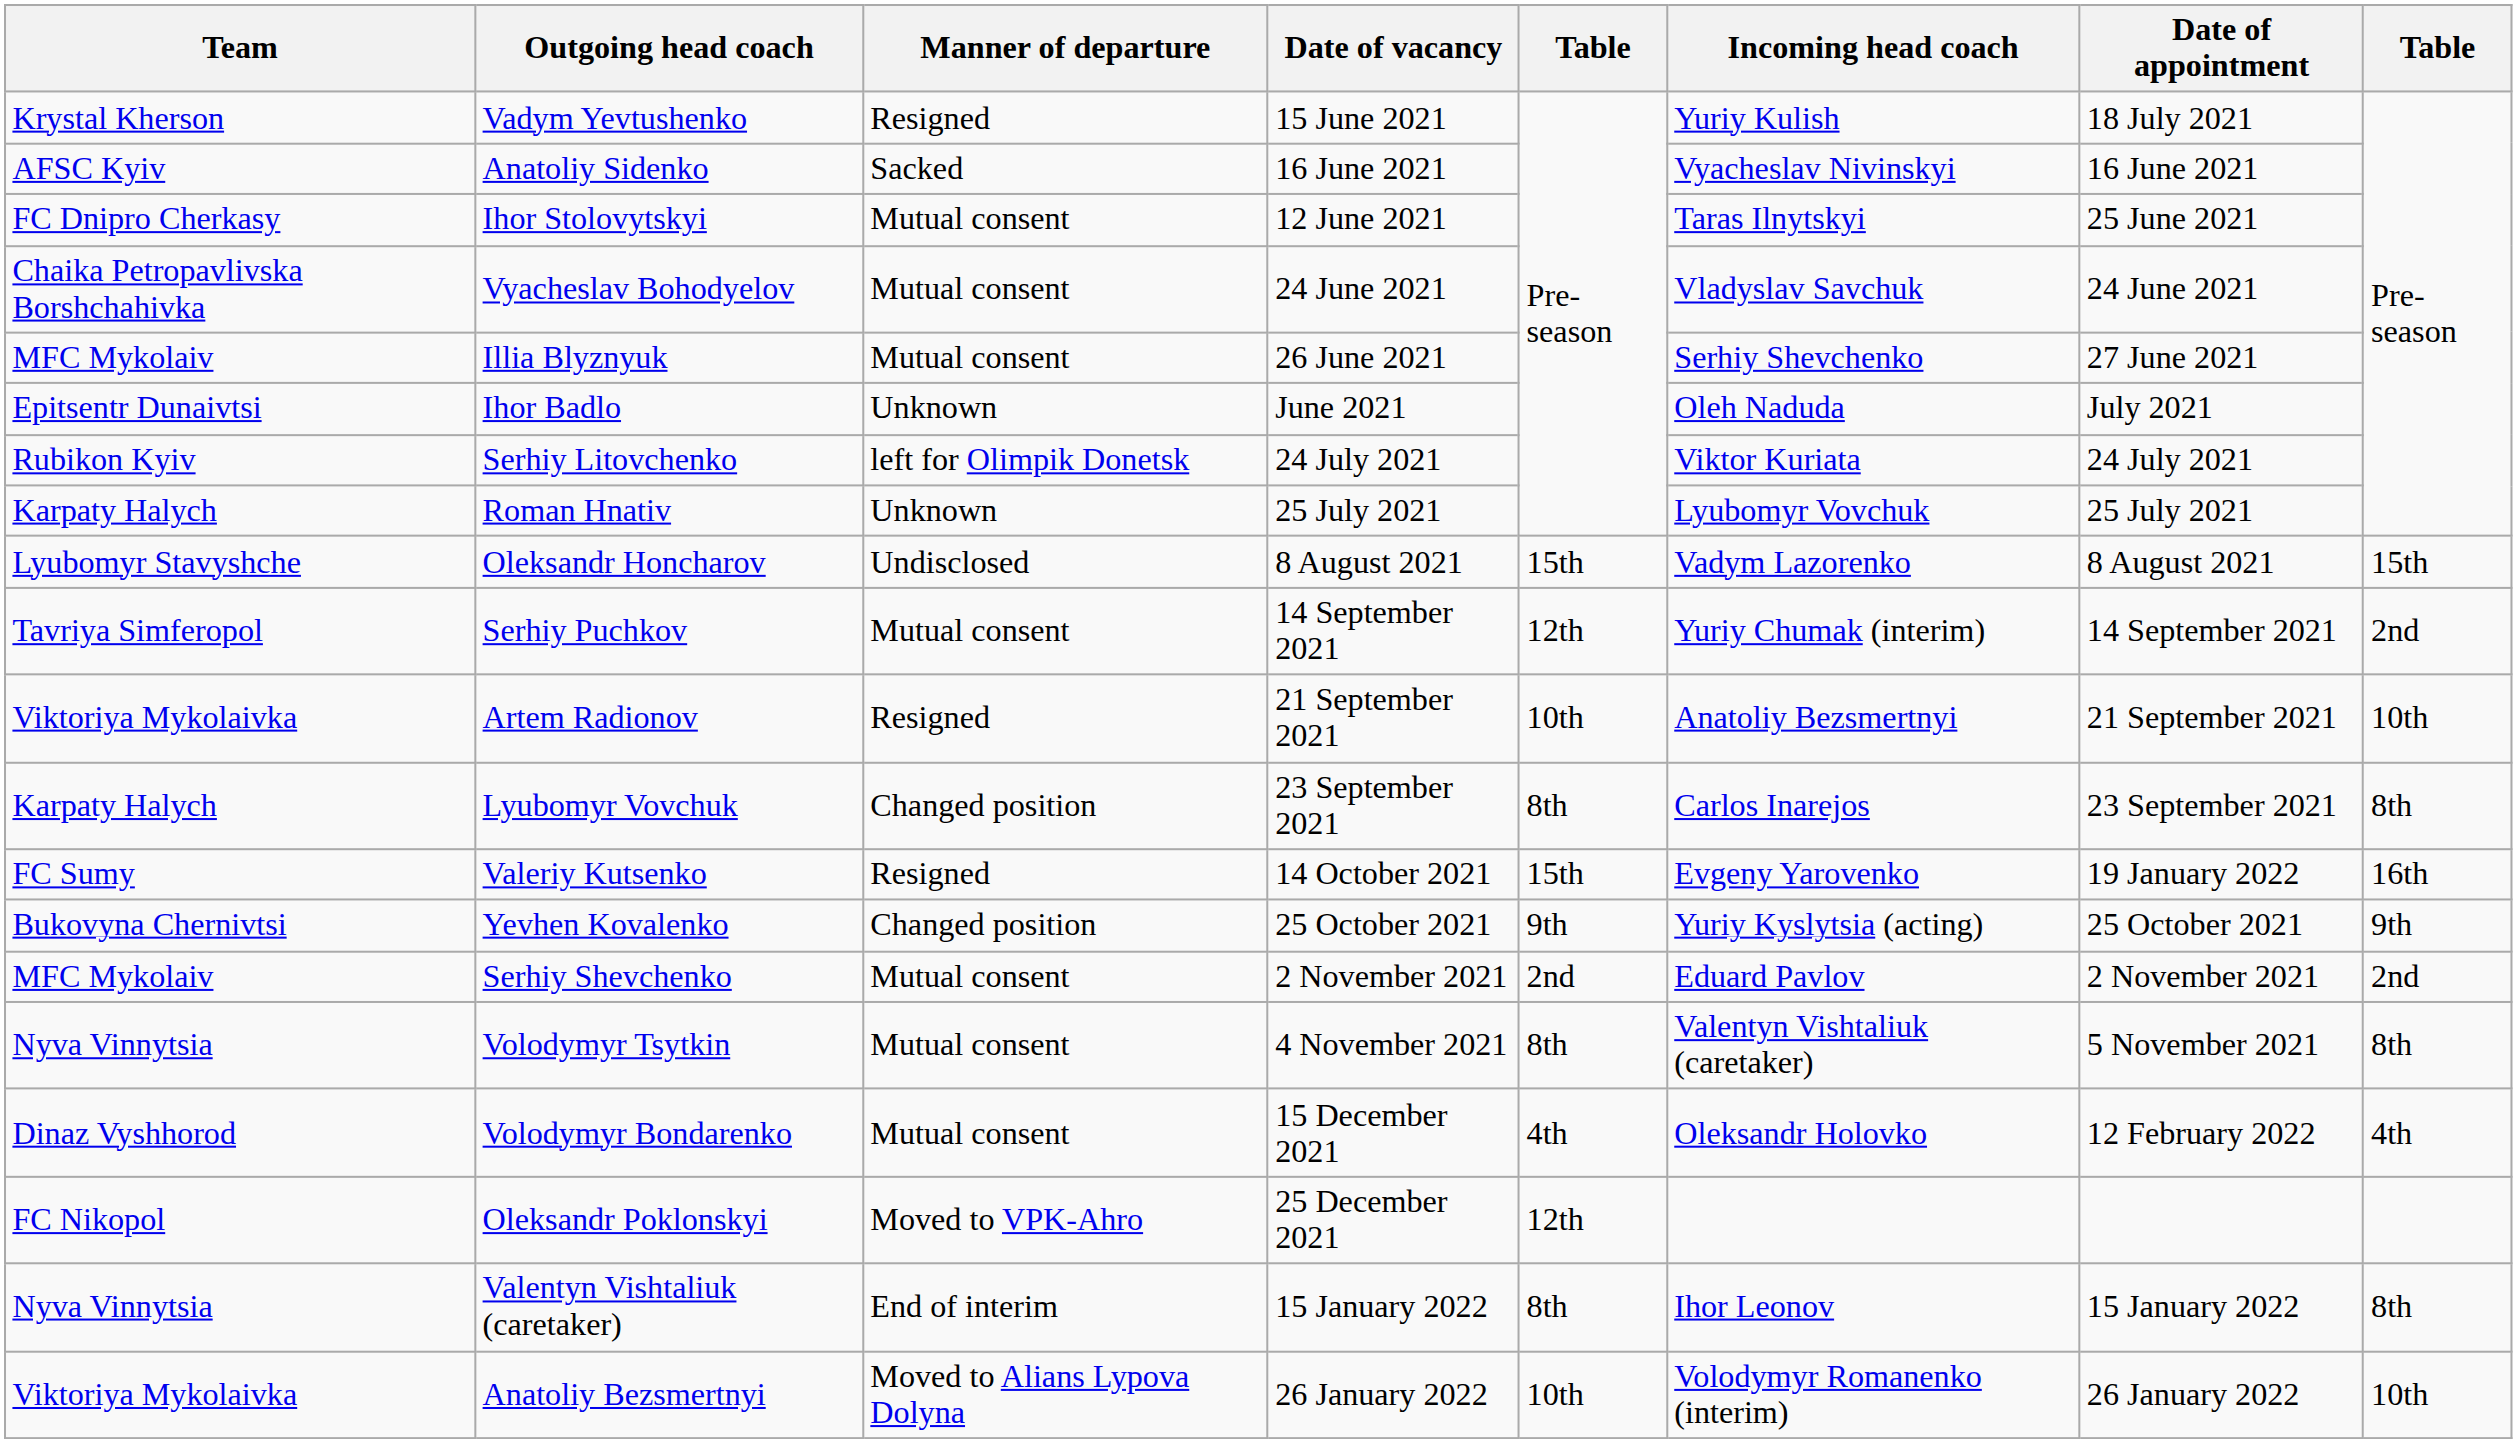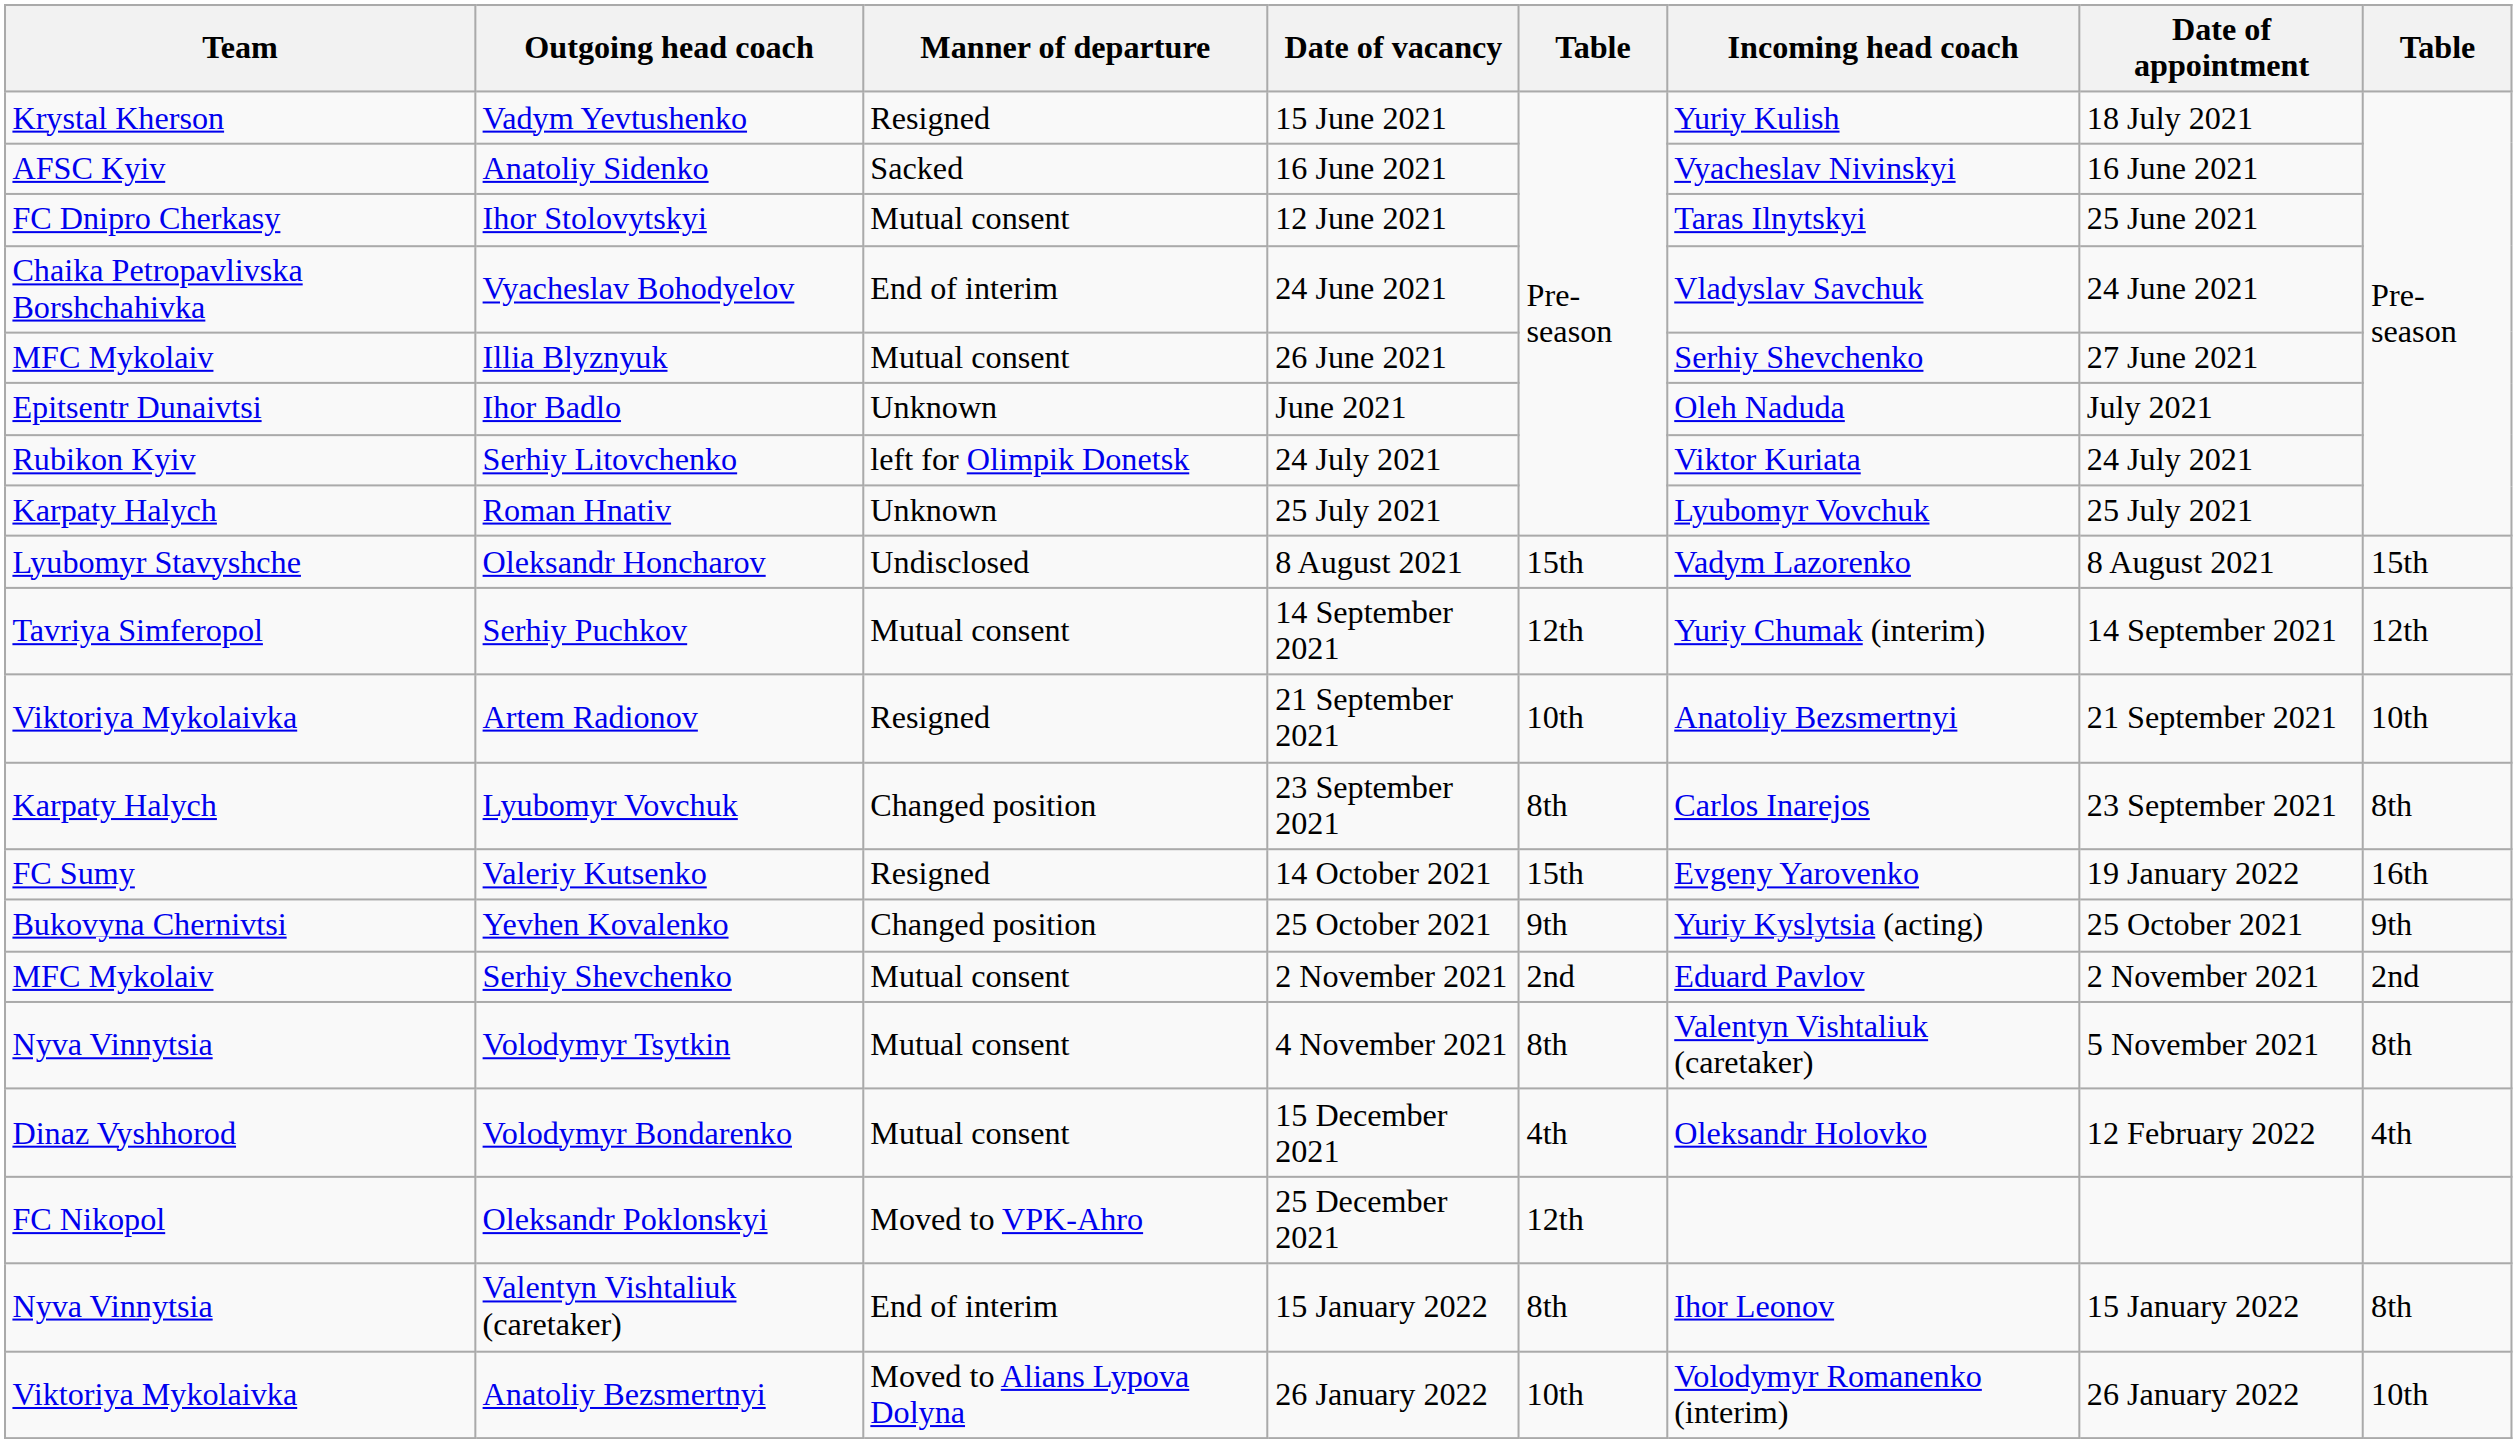(970, 288) Mutual consent -> (964, 288) End of interim
(2395, 630) 2nd -> (2400, 630) 12th
